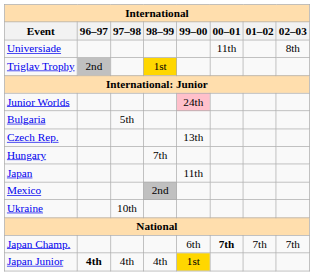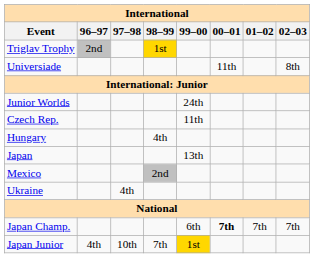rows swapped: (41, 66) <-> (34, 48)
(193, 102) pink background -> (193, 102) no background
- row: (26, 119)
(193, 137) 13th -> (193, 119) 11th
(160, 155) 7th -> (160, 137) 4th
(193, 173) 11th -> (193, 155) 13th
(127, 208) 10th -> (127, 191) 4th
(94, 262) bold -> (94, 244) normal
(127, 262) 4th -> (127, 244) 10th
(160, 262) 4th -> (160, 244) 7th
